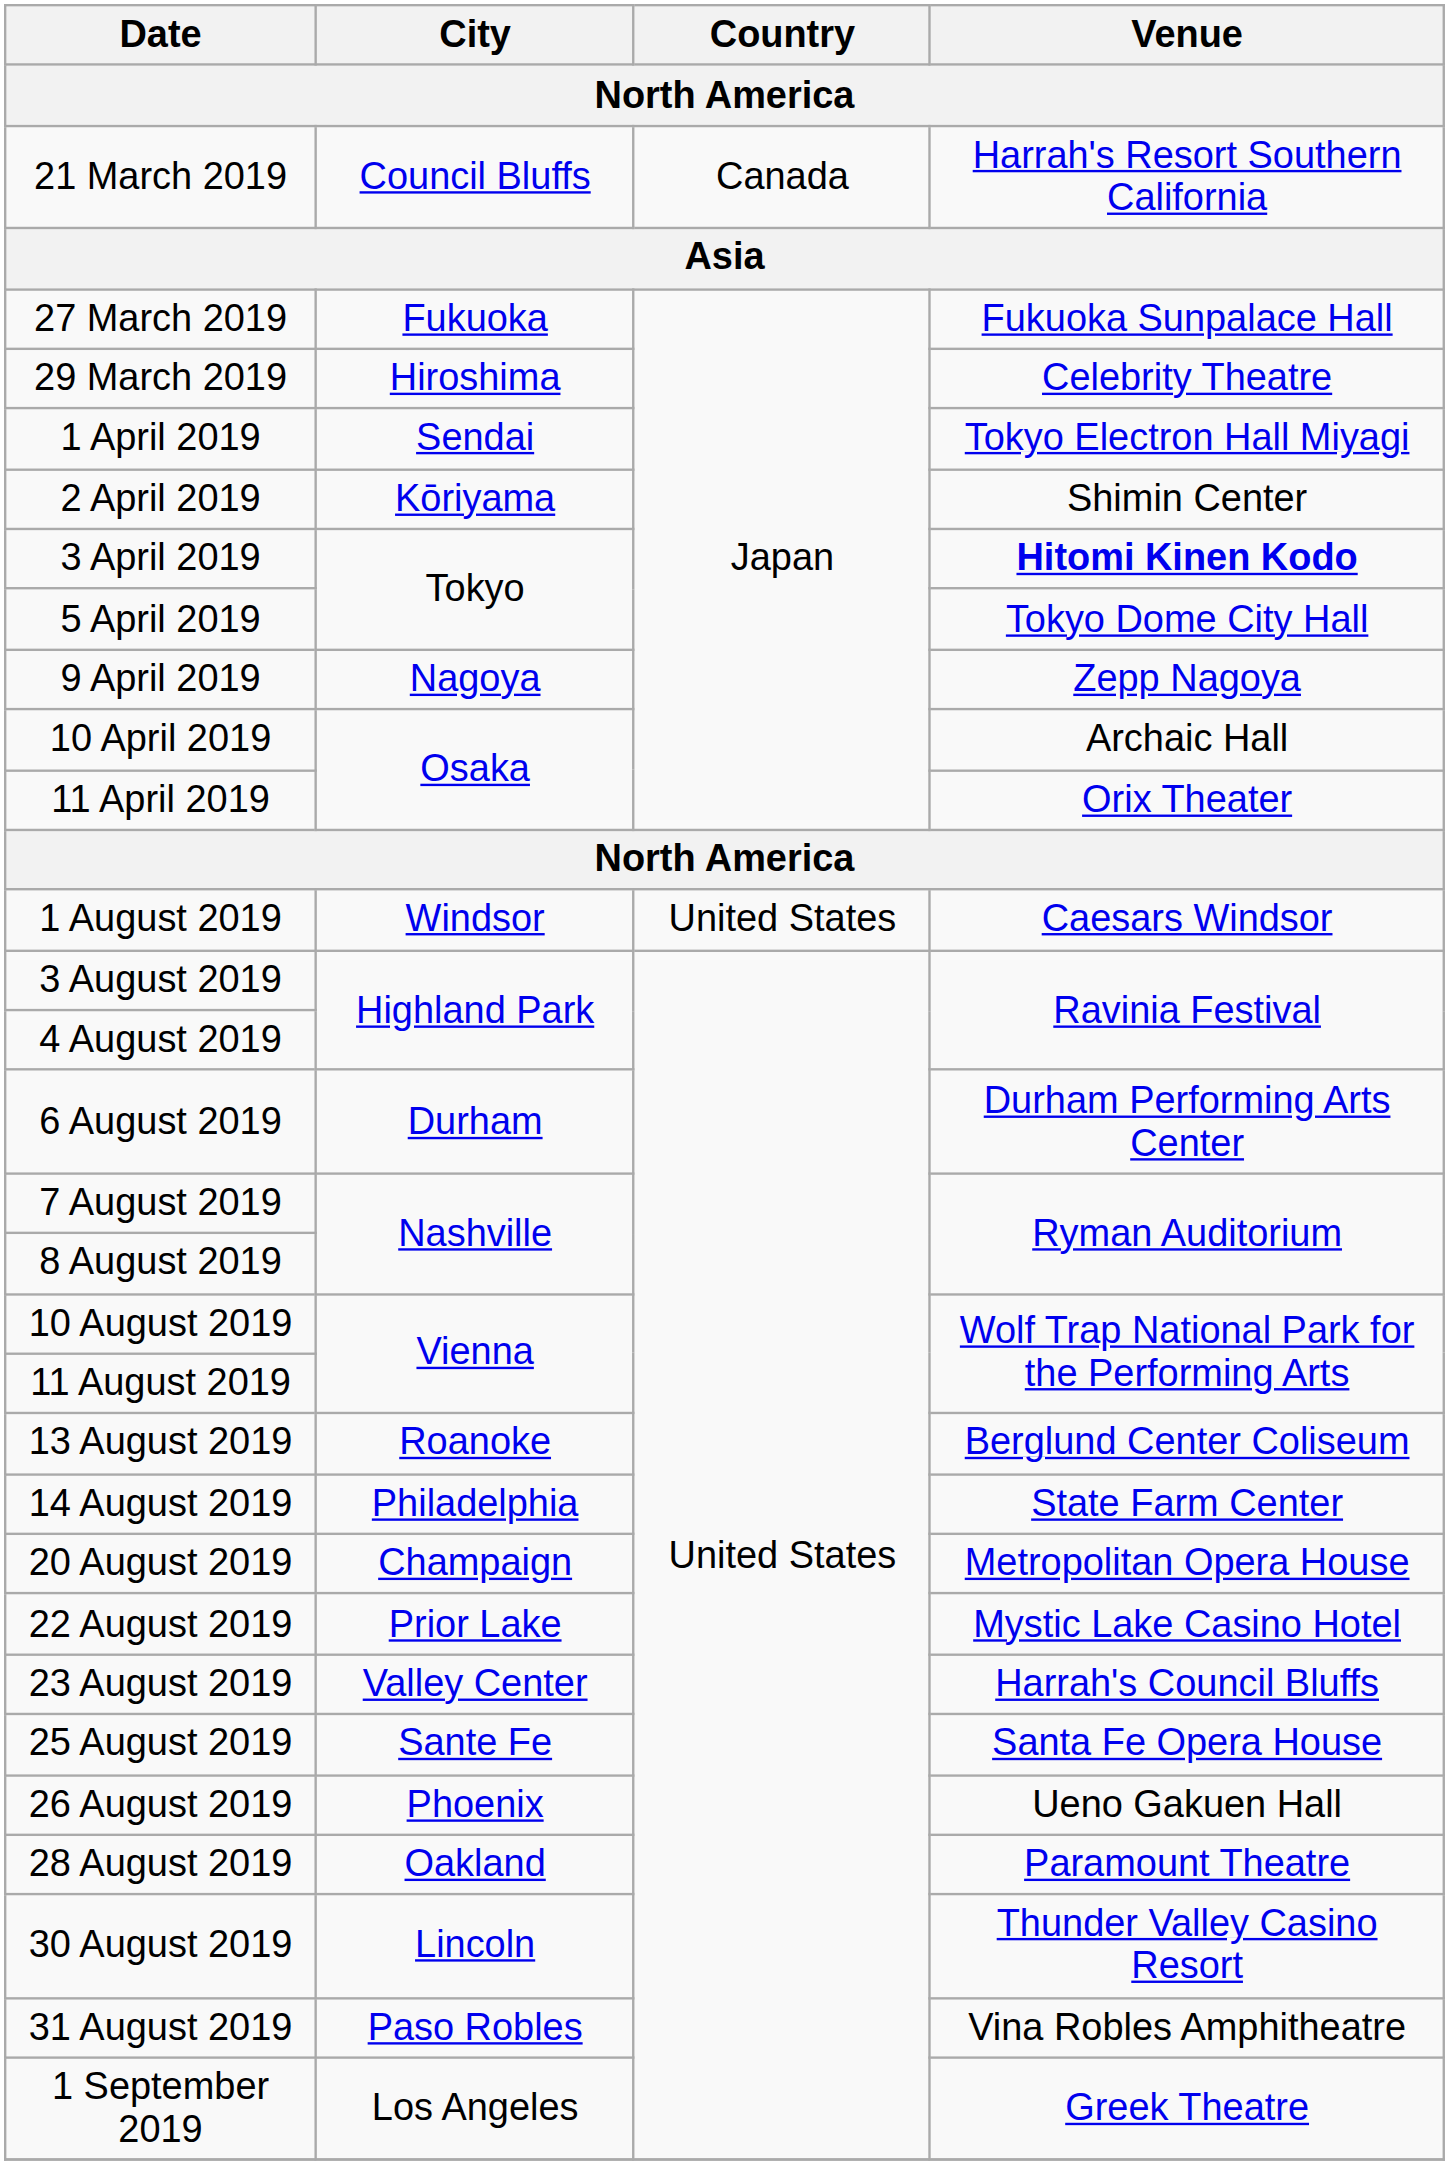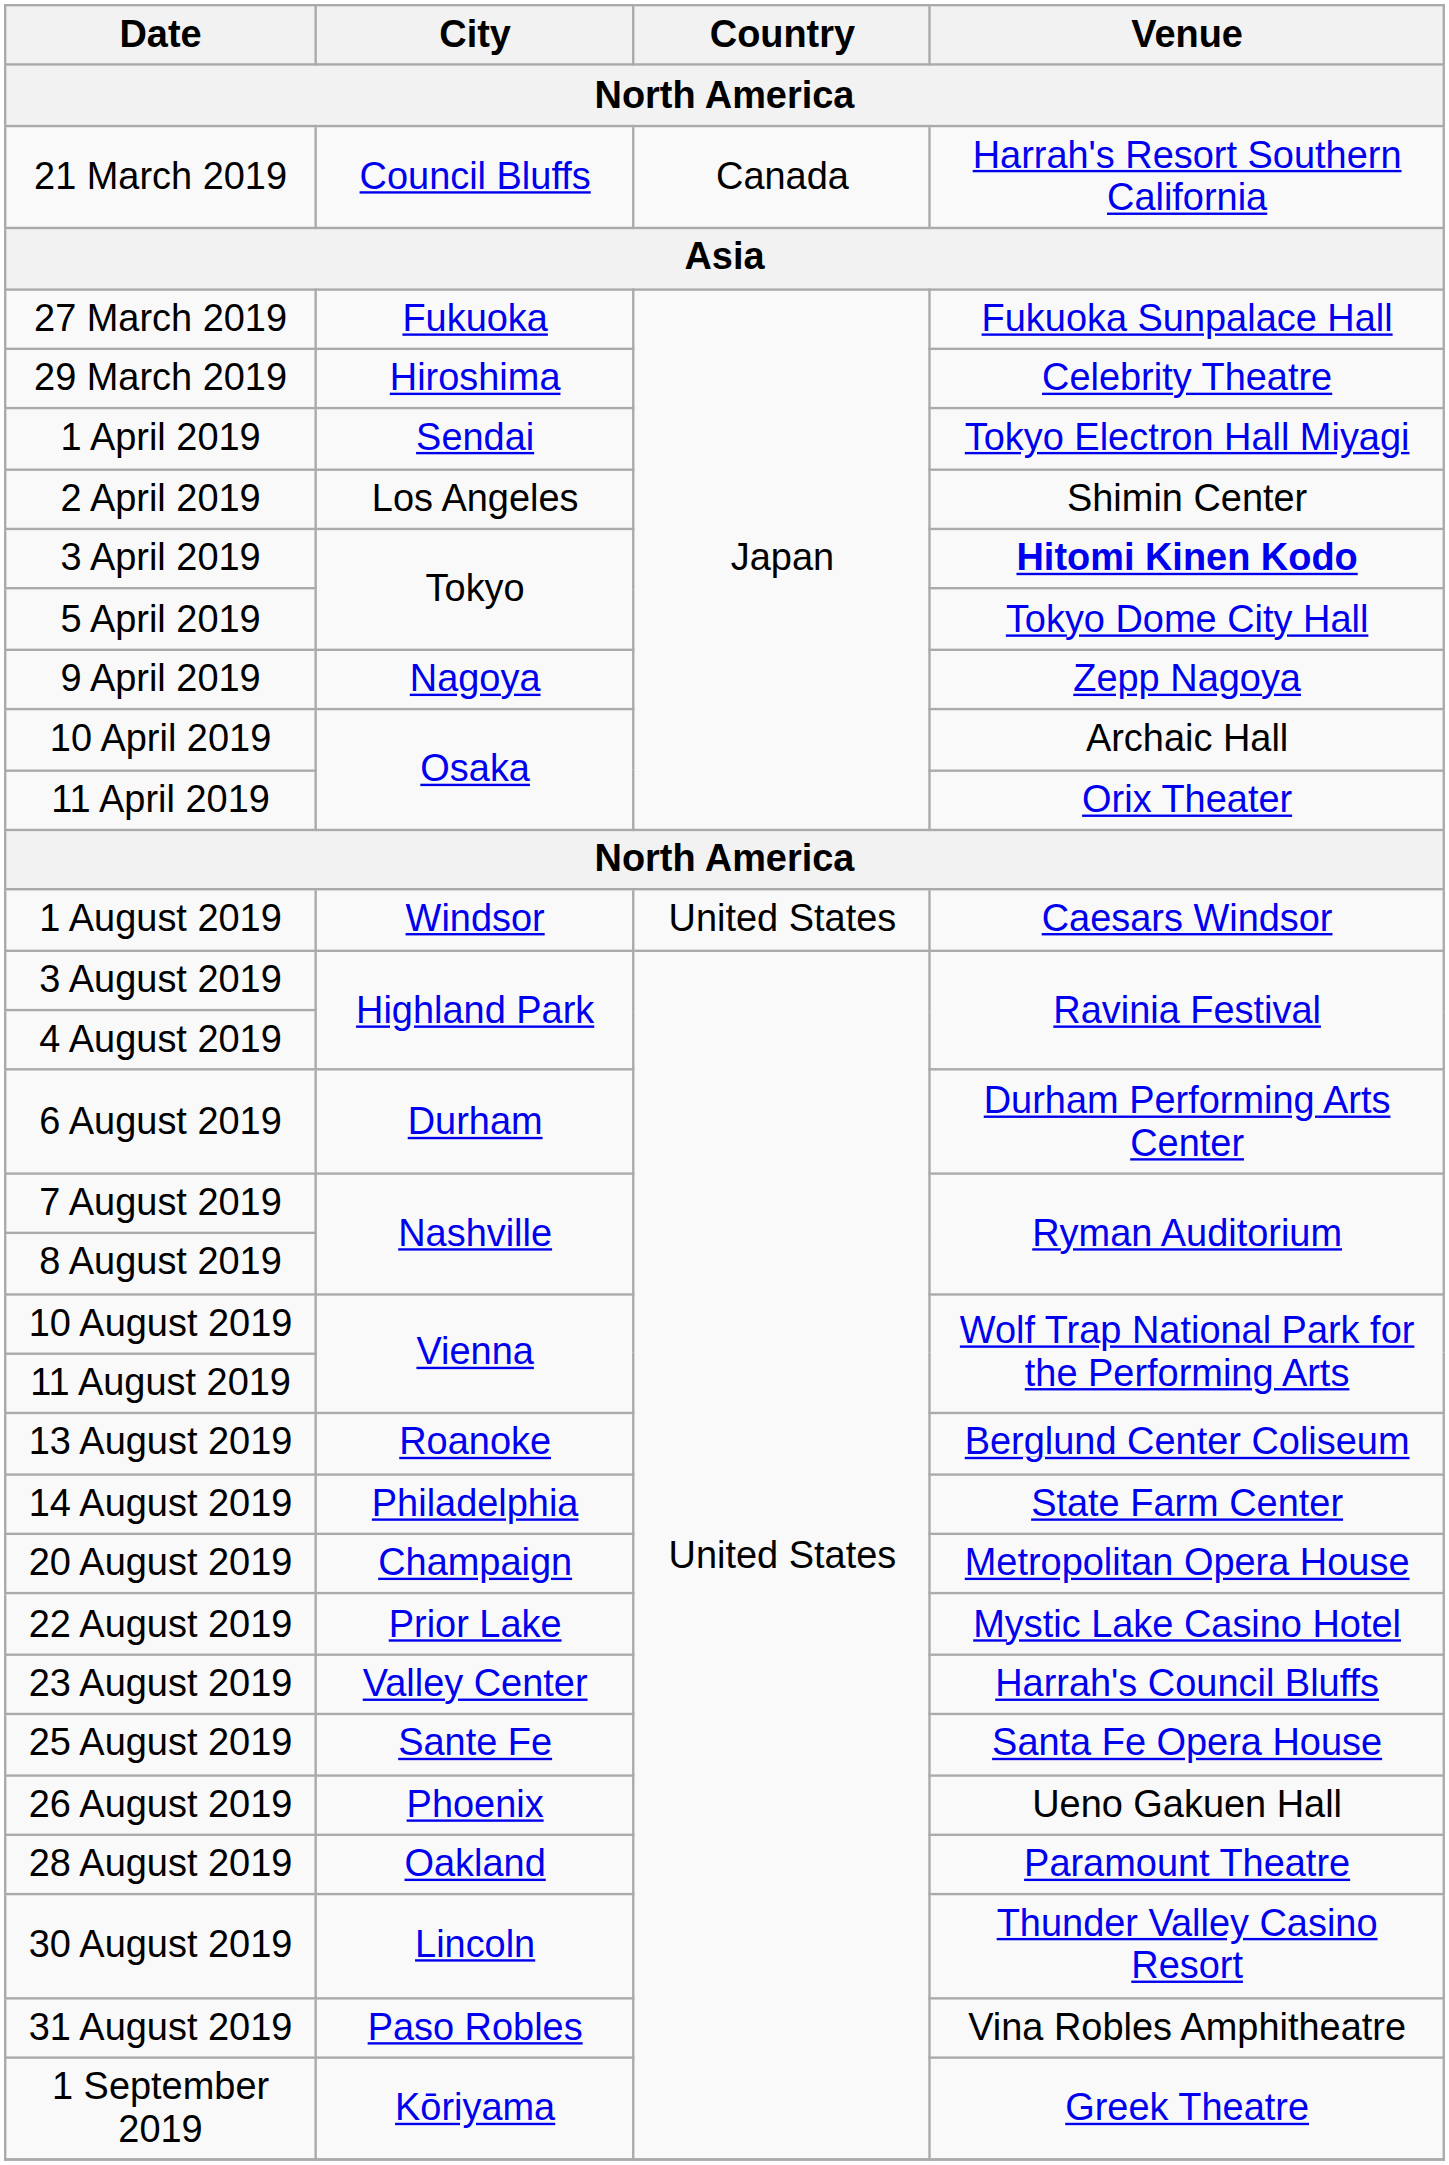(475, 498) Kōriyama -> (475, 498) Los Angeles
(475, 2108) Los Angeles -> (475, 2108) Kōriyama
